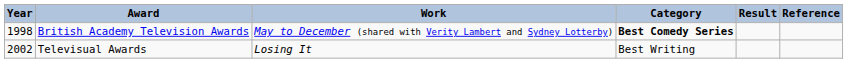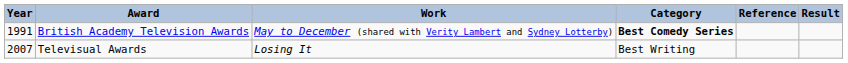columns swapped: (758, 13) <-> (811, 13)
(20, 31) 1998 -> (20, 31) 1991
(20, 49) 2002 -> (20, 49) 2007
